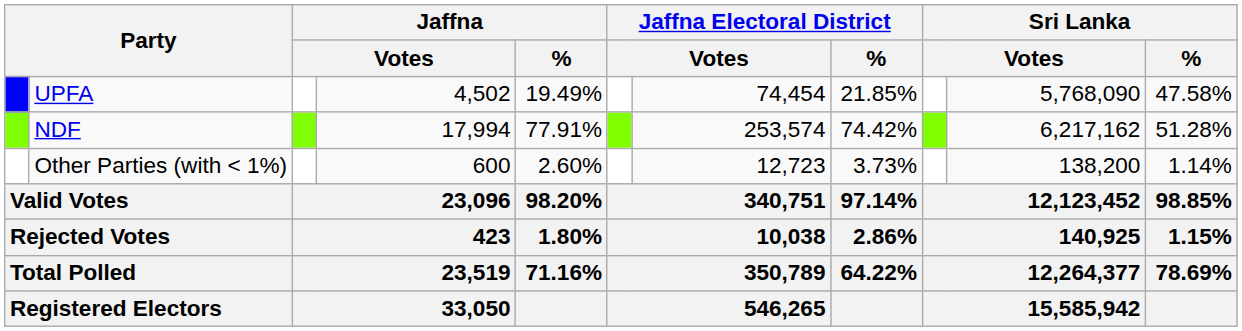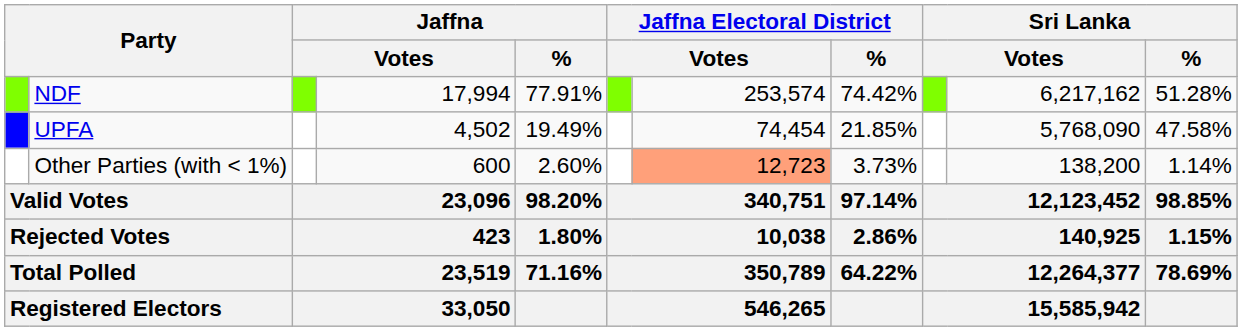rows swapped: (58, 129) <-> (64, 93)
(791, 165) no background -> (791, 165) lightsalmon background
